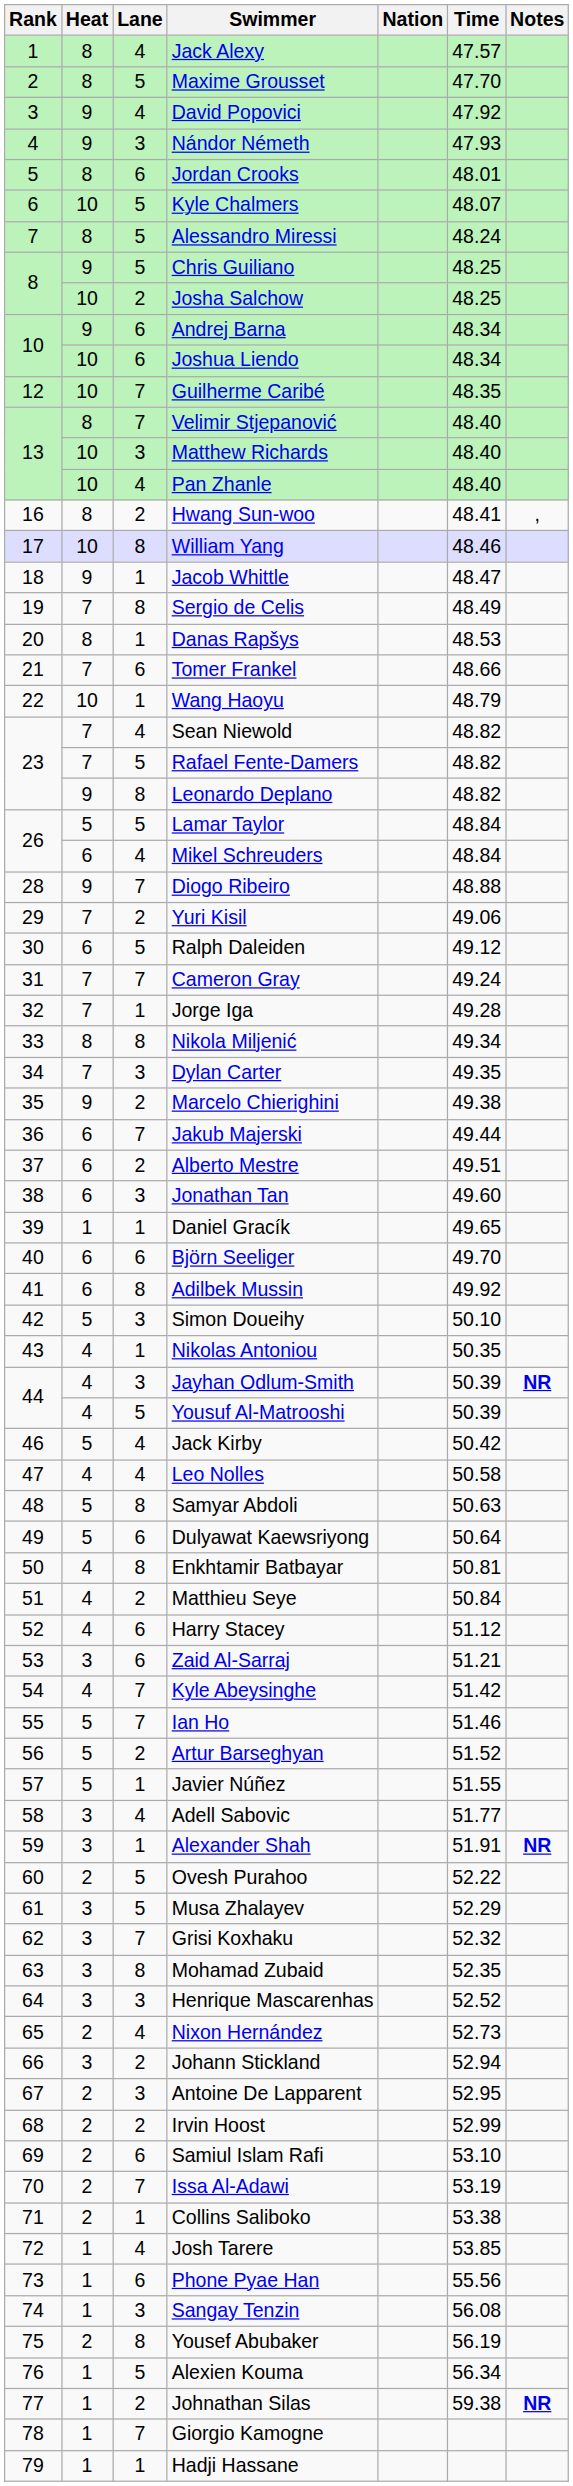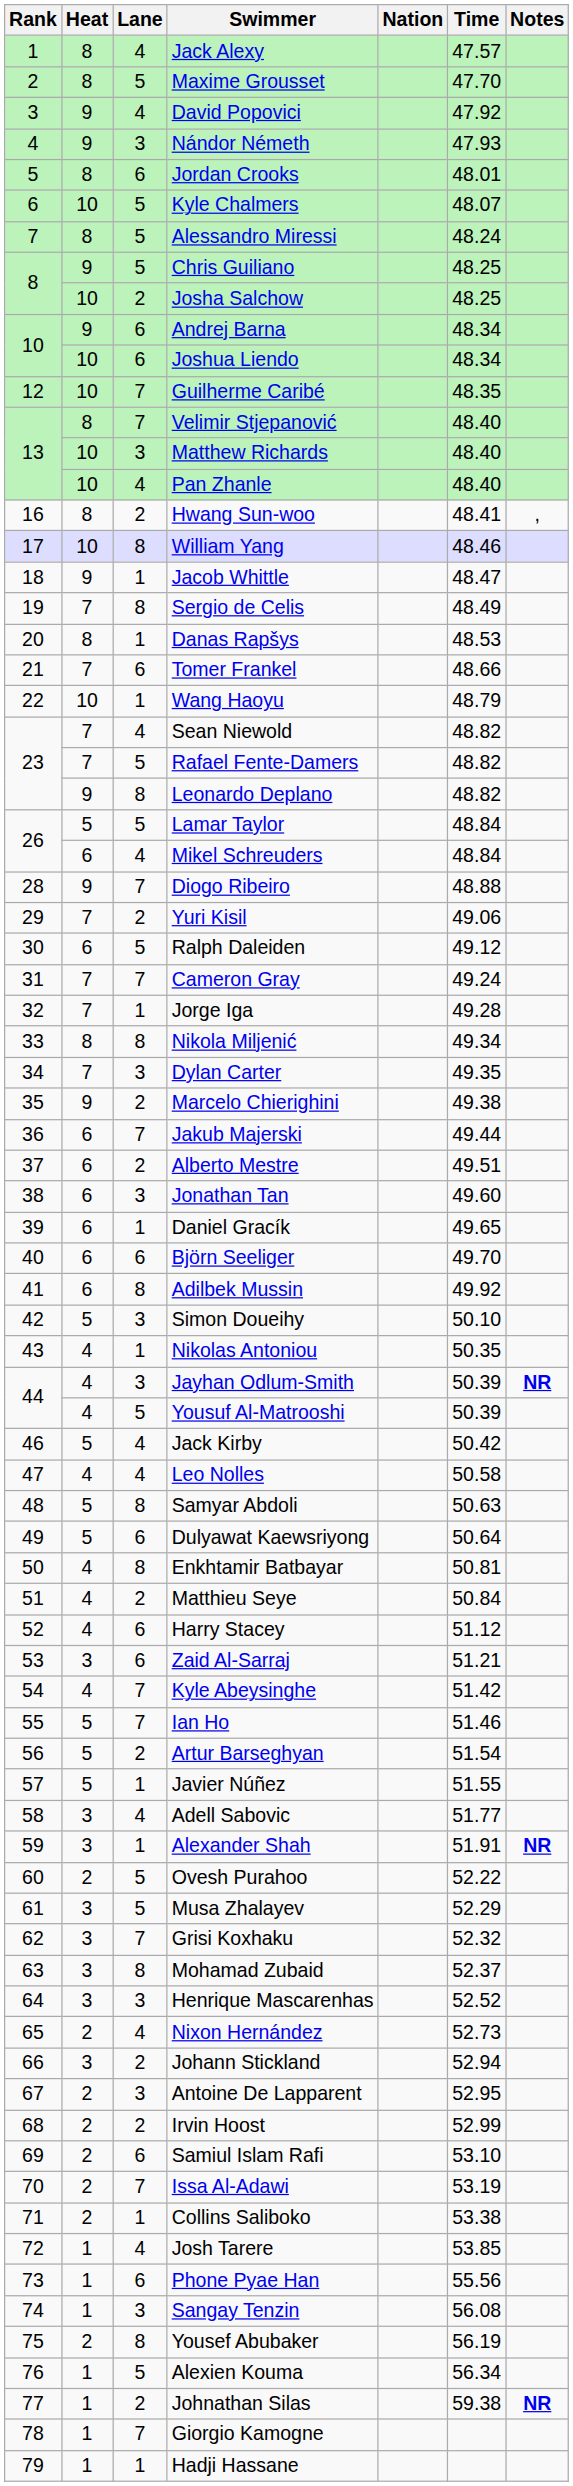(87, 1227) 1 -> (87, 1227) 6
(477, 1753) 51.52 -> (477, 1753) 51.54
(477, 1970) 52.35 -> (477, 1970) 52.37
